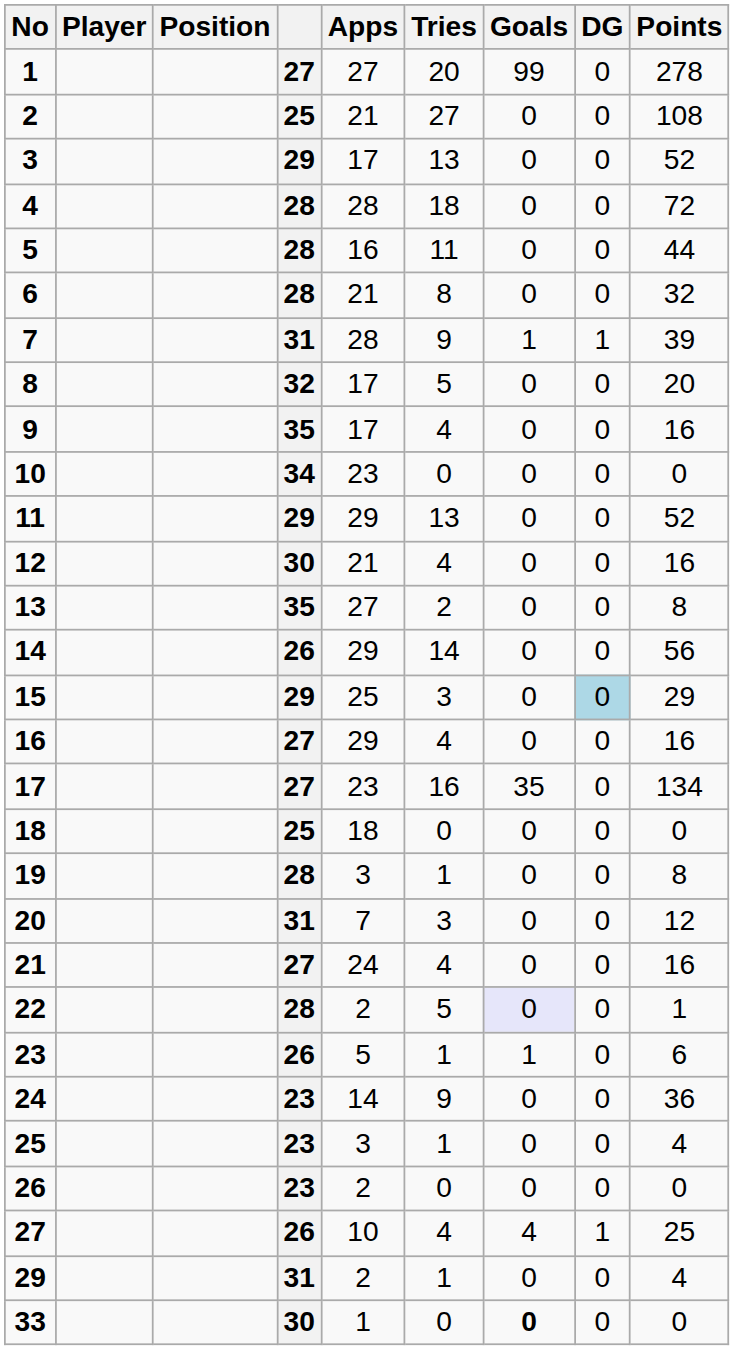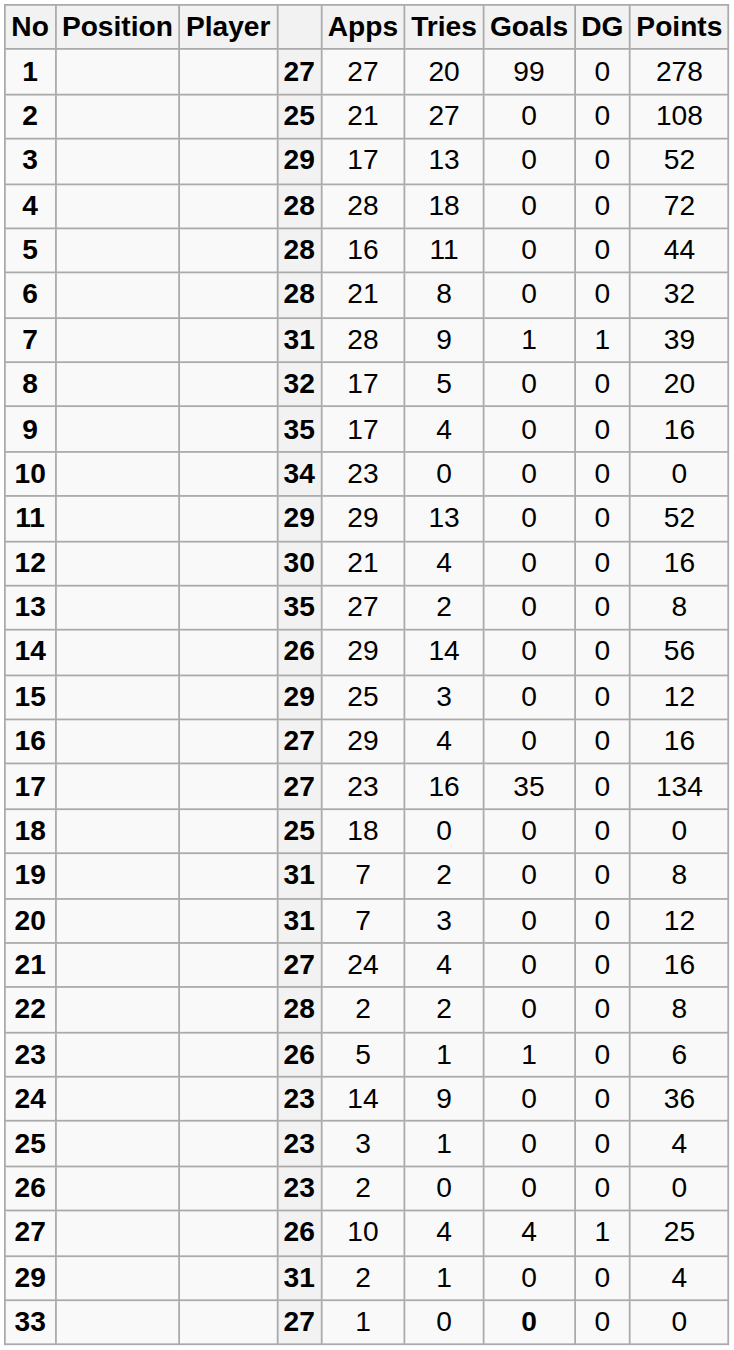columns swapped: (104, 26) <-> (215, 26)
(602, 696) lightblue background -> (602, 696) no background
(679, 696) 29 -> (679, 696) 12
(299, 875) 28 -> (299, 875) 31
(363, 875) 3 -> (363, 875) 7
(444, 875) 1 -> (444, 875) 2
(444, 1009) 5 -> (444, 1009) 2
(529, 1009) lavender background -> (529, 1009) no background
(679, 1009) 1 -> (679, 1009) 8
(299, 1321) 30 -> (299, 1321) 27
